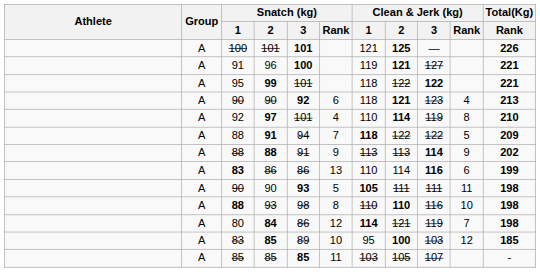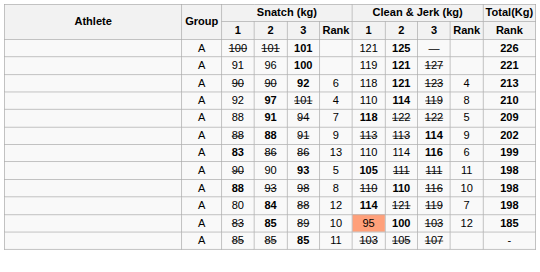- row: (238, 83)
(303, 223) 86 -> (303, 205) 88
(369, 240) no background -> (369, 223) lightsalmon background
